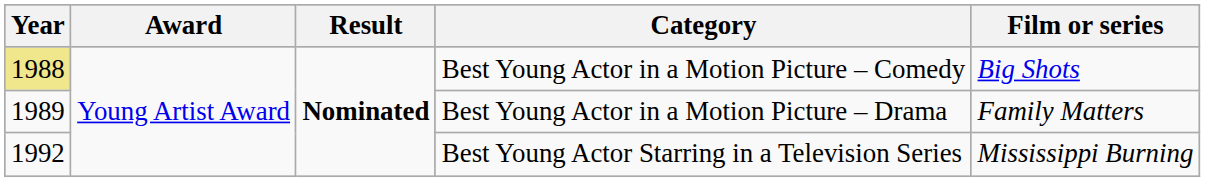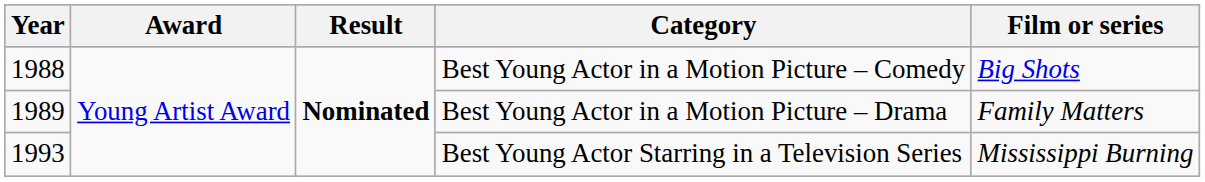(38, 68) khaki background -> (38, 68) no background
(38, 153) 1992 -> (38, 153) 1993
